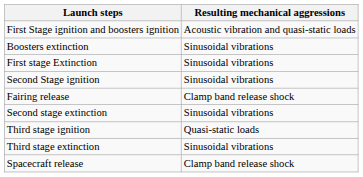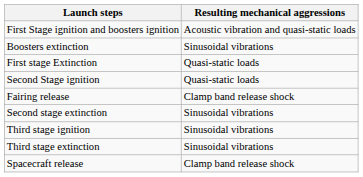(229, 63) Sinusoidal vibrations -> (222, 63) Quasi-static loads
(229, 79) Sinusoidal vibrations -> (222, 79) Quasi-static loads
(222, 130) Quasi-static loads -> (229, 130) Sinusoidal vibrations
